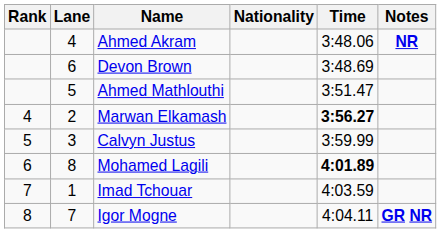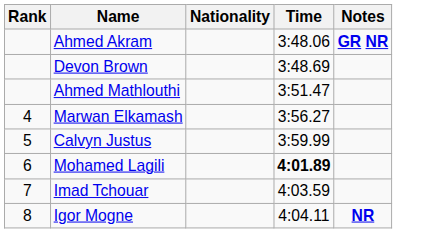- column: (72, 16)
(407, 41) NR -> (363, 41) GR NR
(348, 116) bold -> (304, 116) normal
(407, 215) GR NR -> (363, 215) NR
